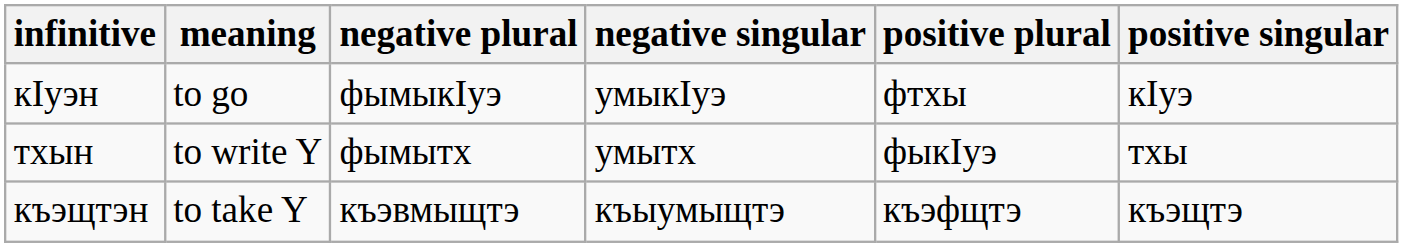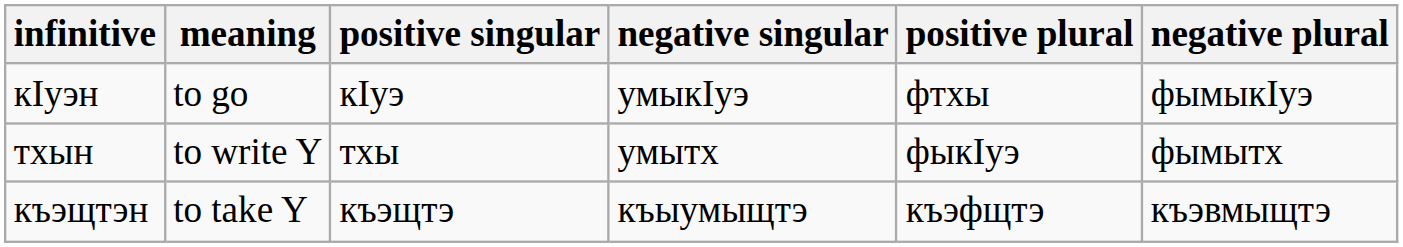columns swapped: (1258, 33) <-> (458, 33)
